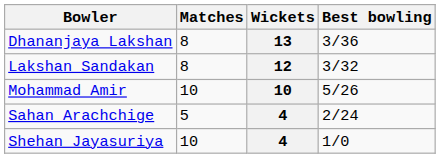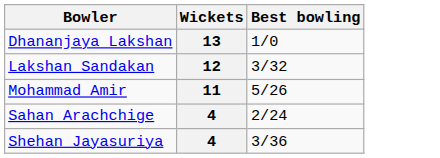- column: (212, 17)
(340, 42) 3/36 -> (265, 42) 1/0
(283, 91) 10 -> (212, 91) 11
(336, 141) 1/0 -> (269, 141) 3/36
